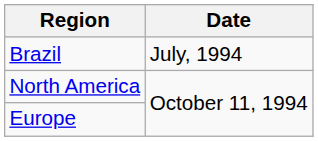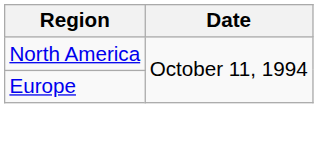- row: (35, 53)
